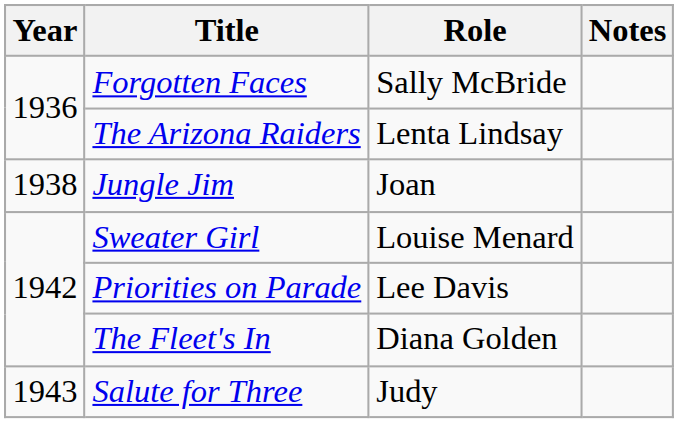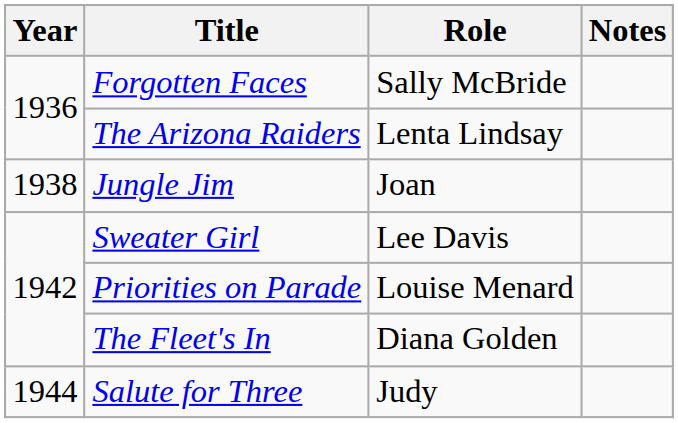(475, 236) Louise Menard -> (443, 236) Lee Davis
(443, 287) Lee Davis -> (475, 287) Louise Menard
(45, 390) 1943 -> (45, 390) 1944
